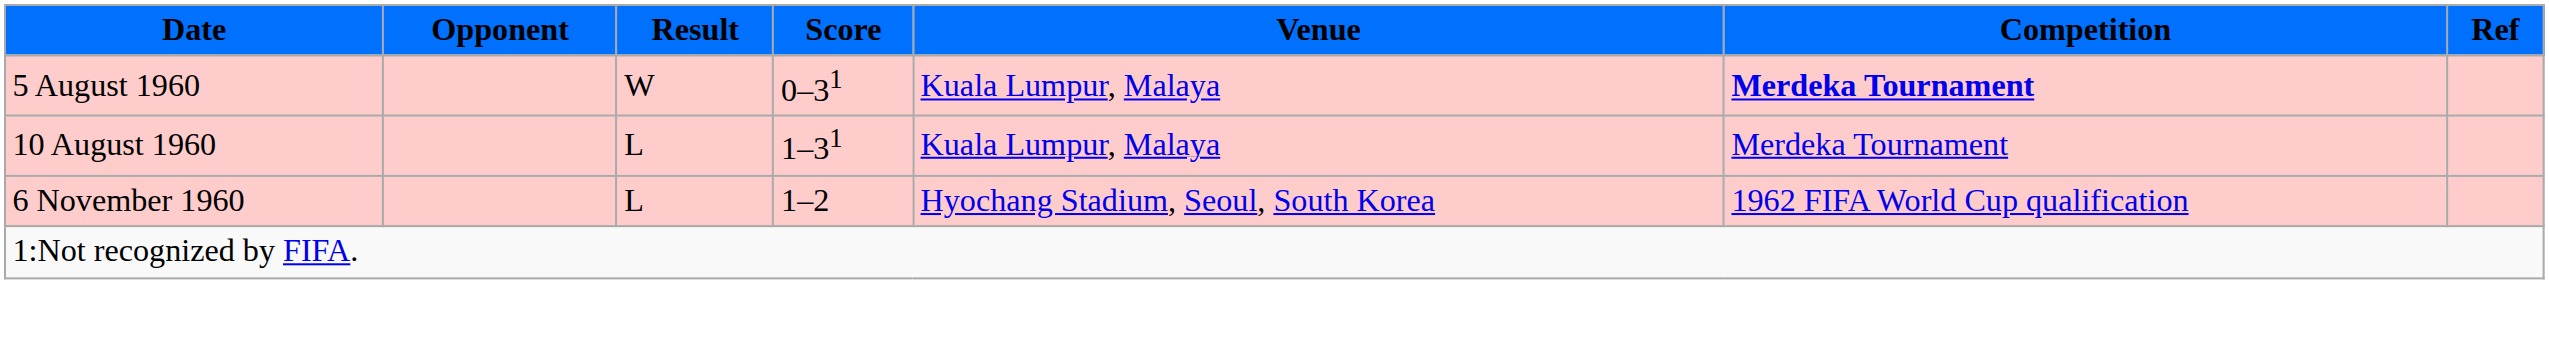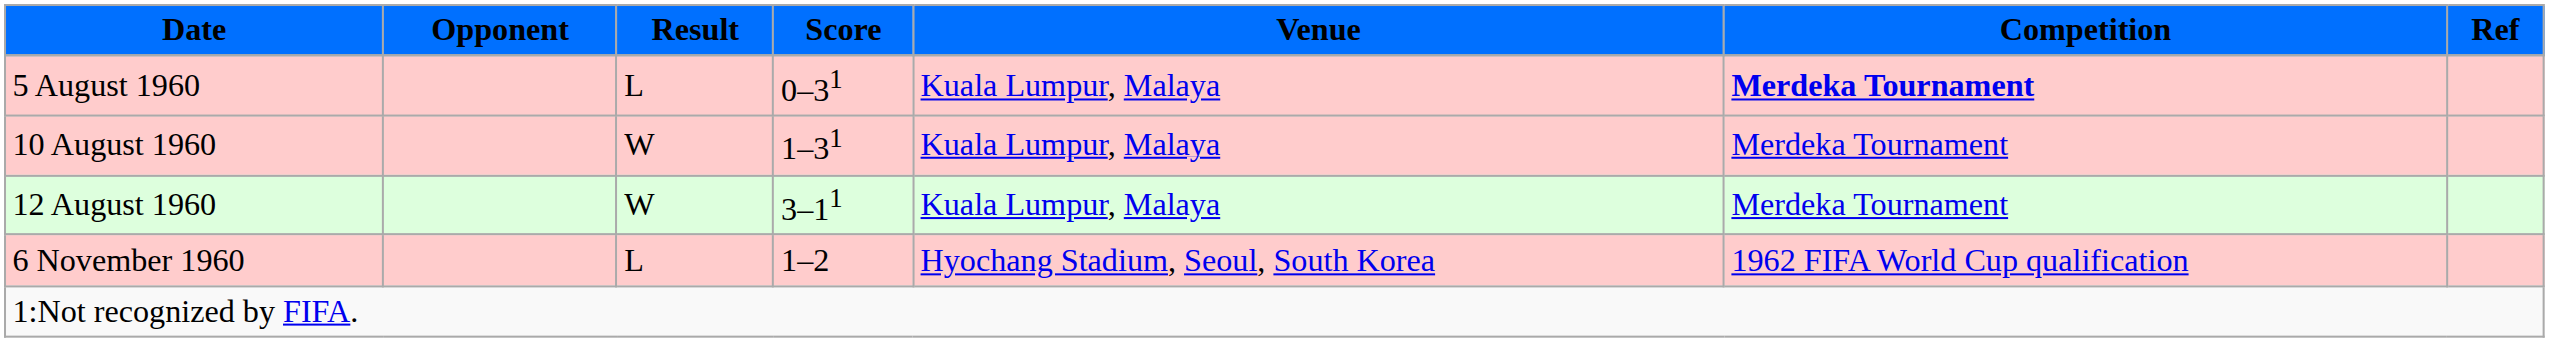(639, 85) W -> (634, 85) L
(634, 145) L -> (639, 145) W
+ row: (114, 204)
